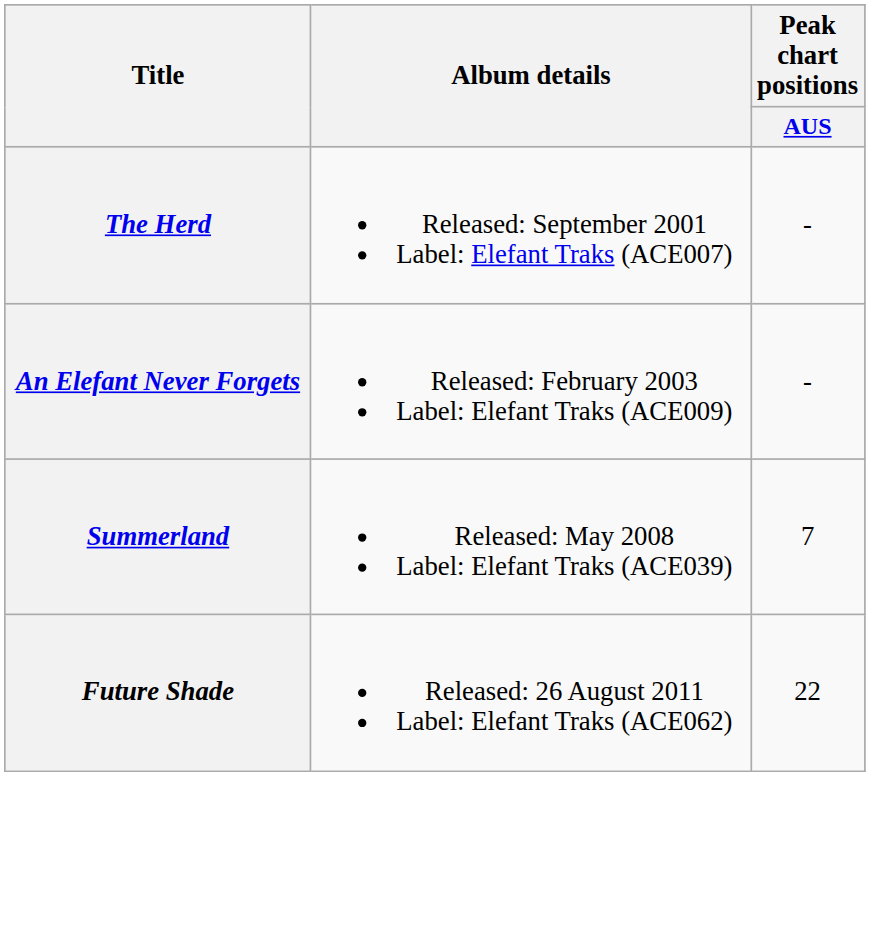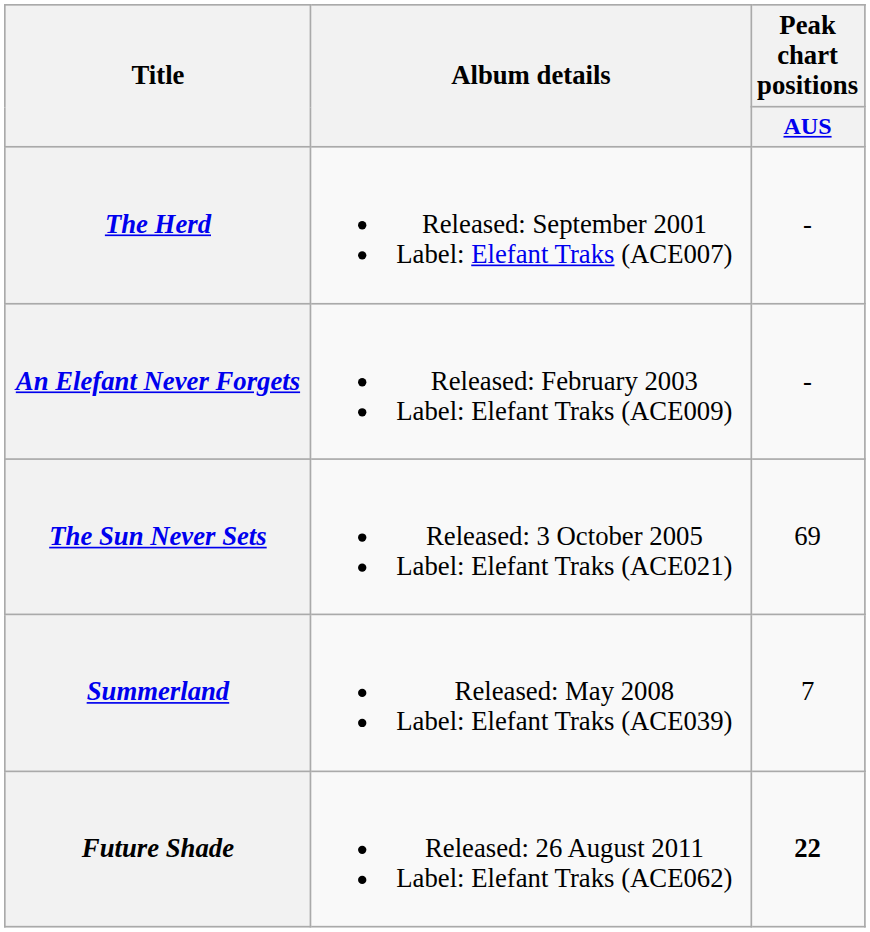+ row: (158, 536)
(808, 692) normal -> (808, 848) bold
